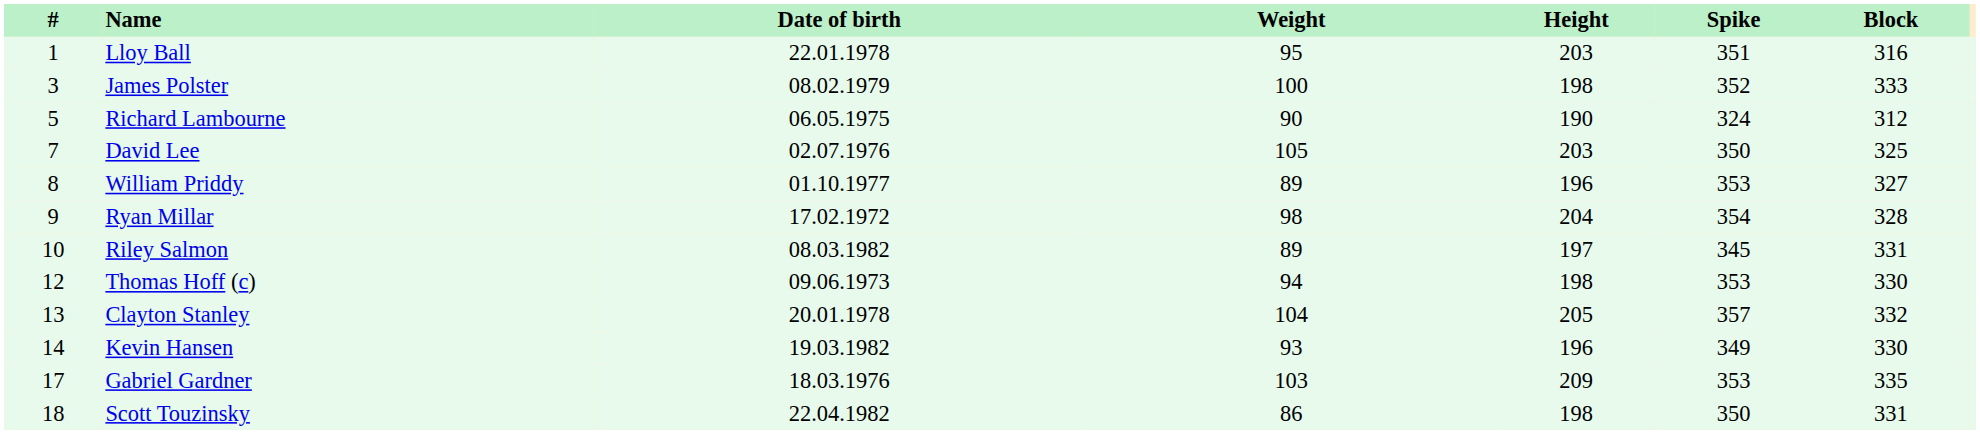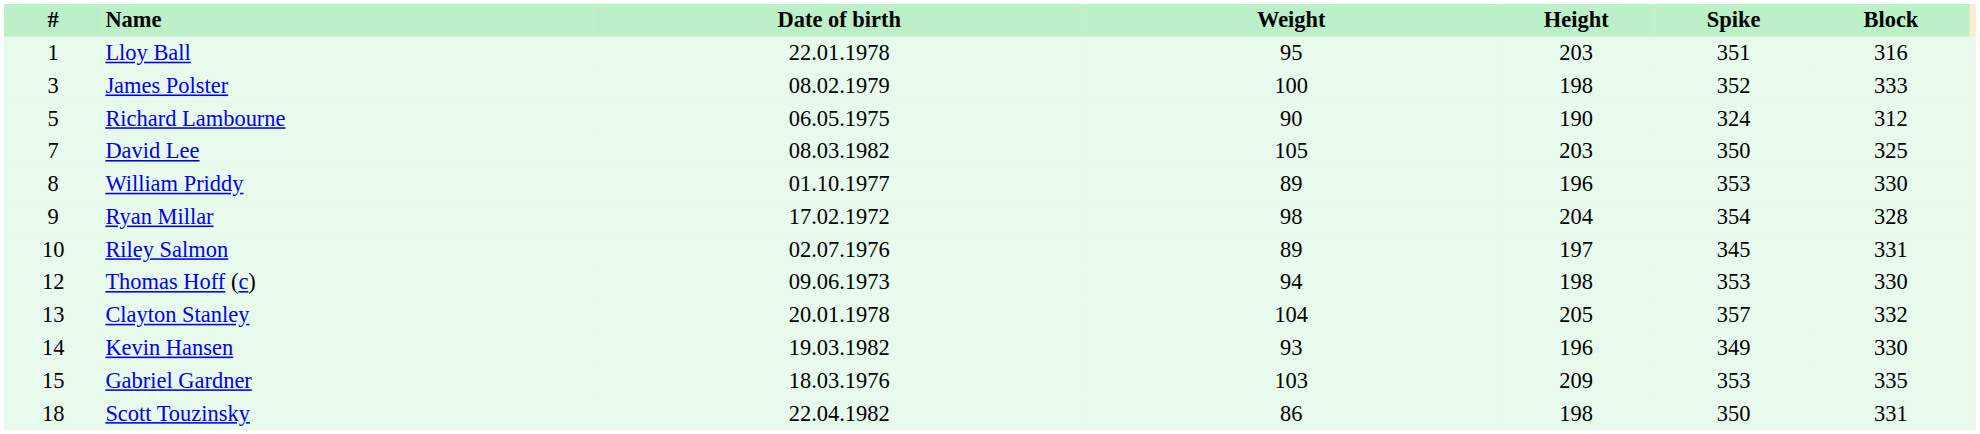(839, 151) 02.07.1976 -> (839, 151) 08.03.1982
(1891, 183) 327 -> (1891, 183) 330
(839, 249) 08.03.1982 -> (839, 249) 02.07.1976
(53, 380) 17 -> (53, 380) 15
